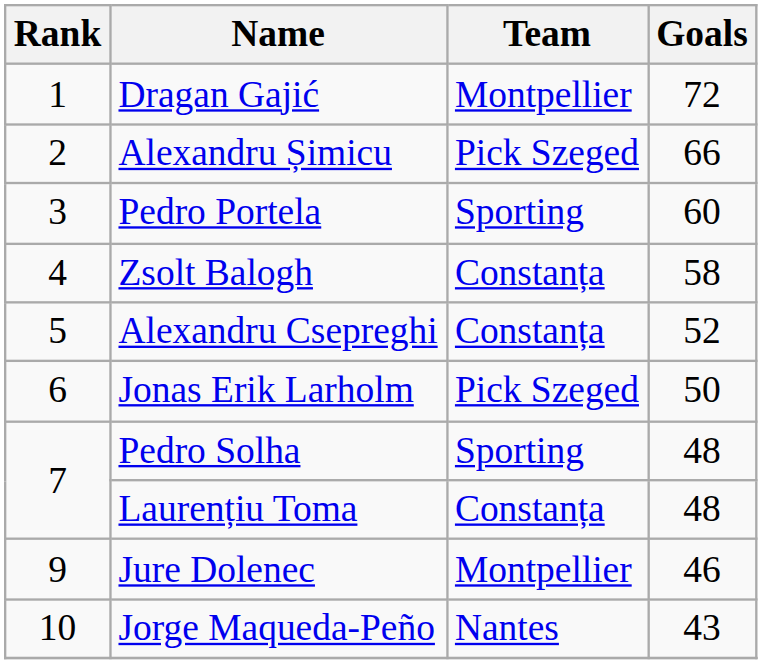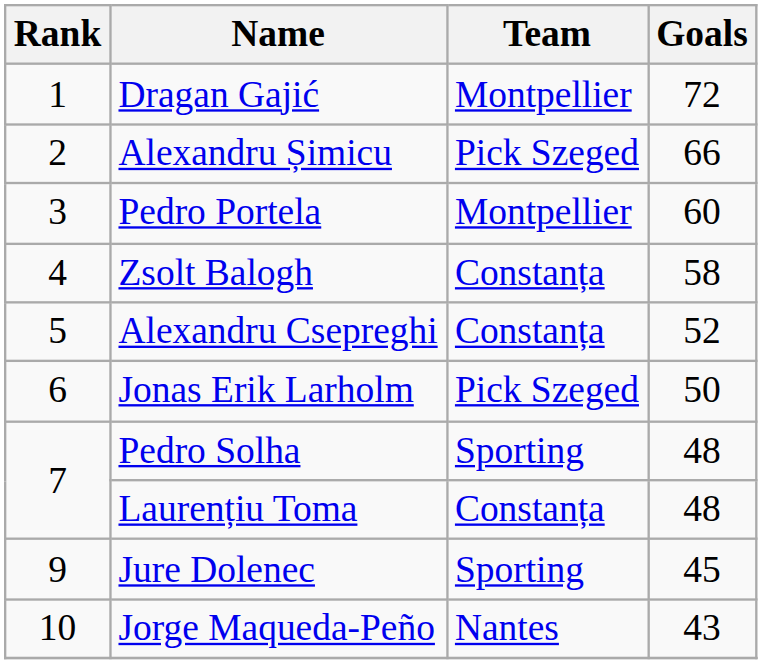(519, 212) Sporting -> (543, 212) Montpellier
(543, 568) Montpellier -> (519, 568) Sporting
(702, 568) 46 -> (702, 568) 45
